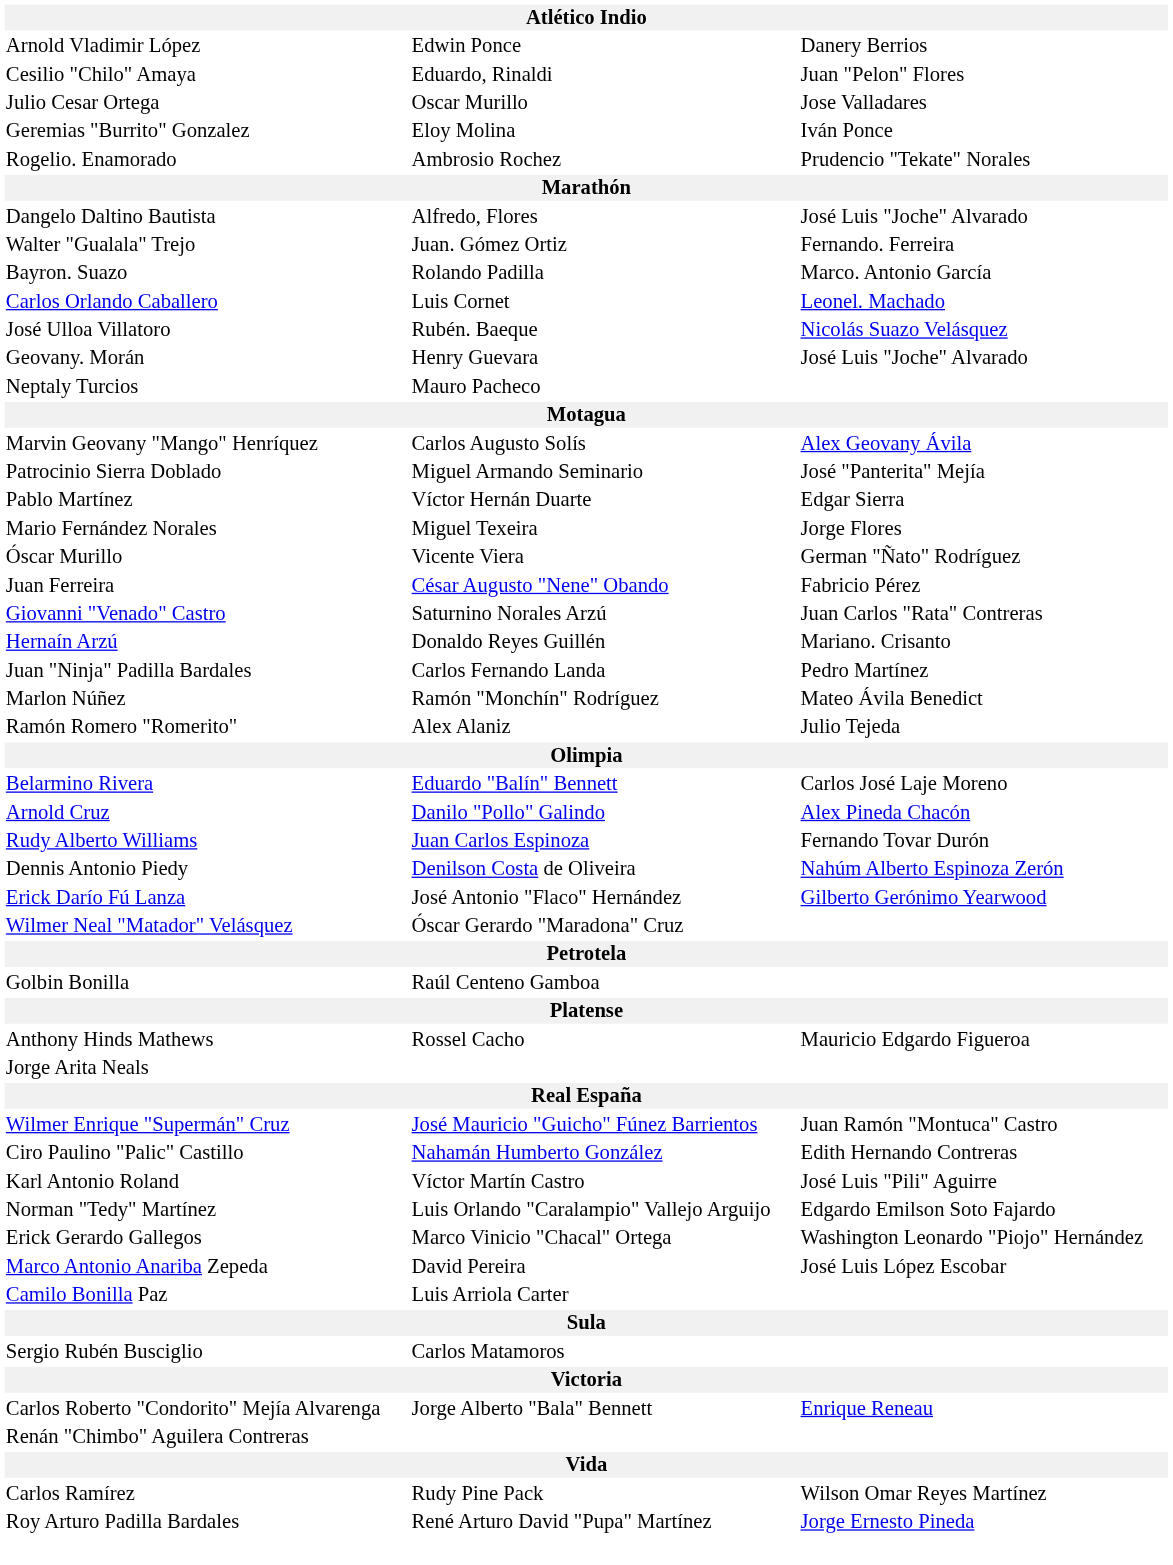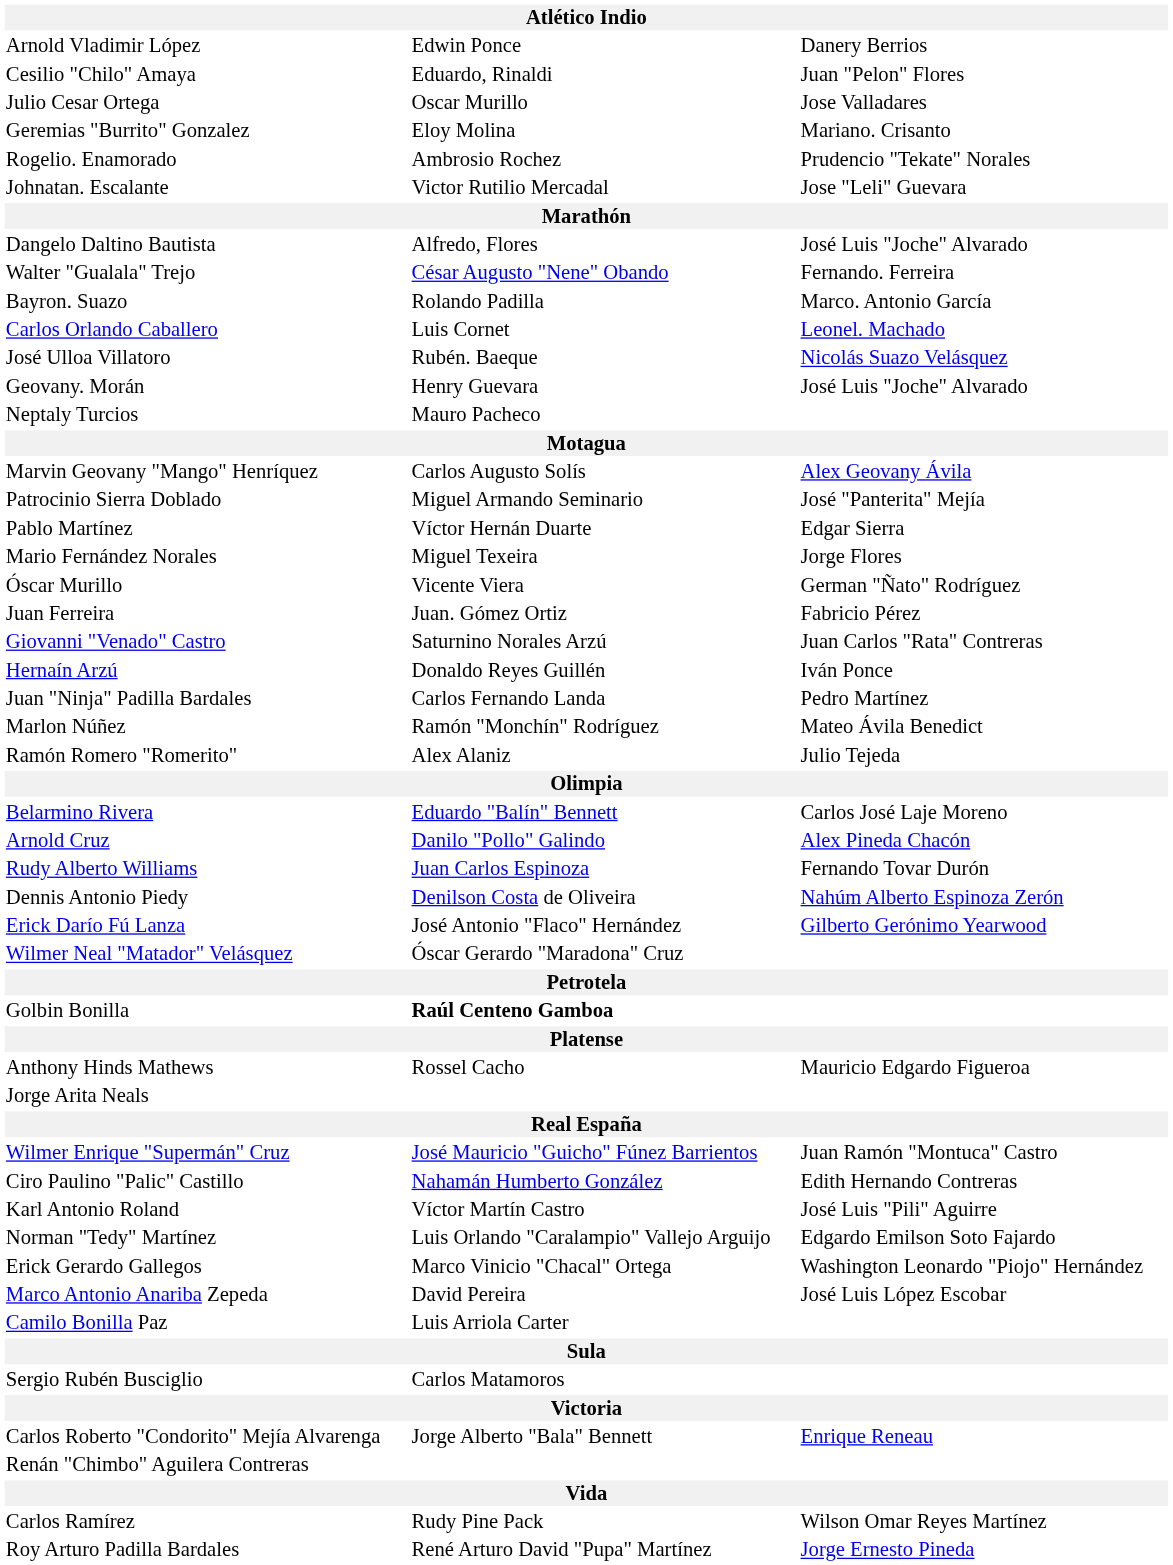(847, 130) Iván Ponce -> (876, 130) Mariano. Crisanto
+ row: (87, 187)
(489, 244) Juan. Gómez Ortiz -> (540, 272) César Augusto "Nene" Obando
(540, 584) César Augusto "Nene" Obando -> (489, 613) Juan. Gómez Ortiz
(876, 641) Mariano. Crisanto -> (847, 670) Iván Ponce
(506, 982) normal -> (512, 1010) bold
